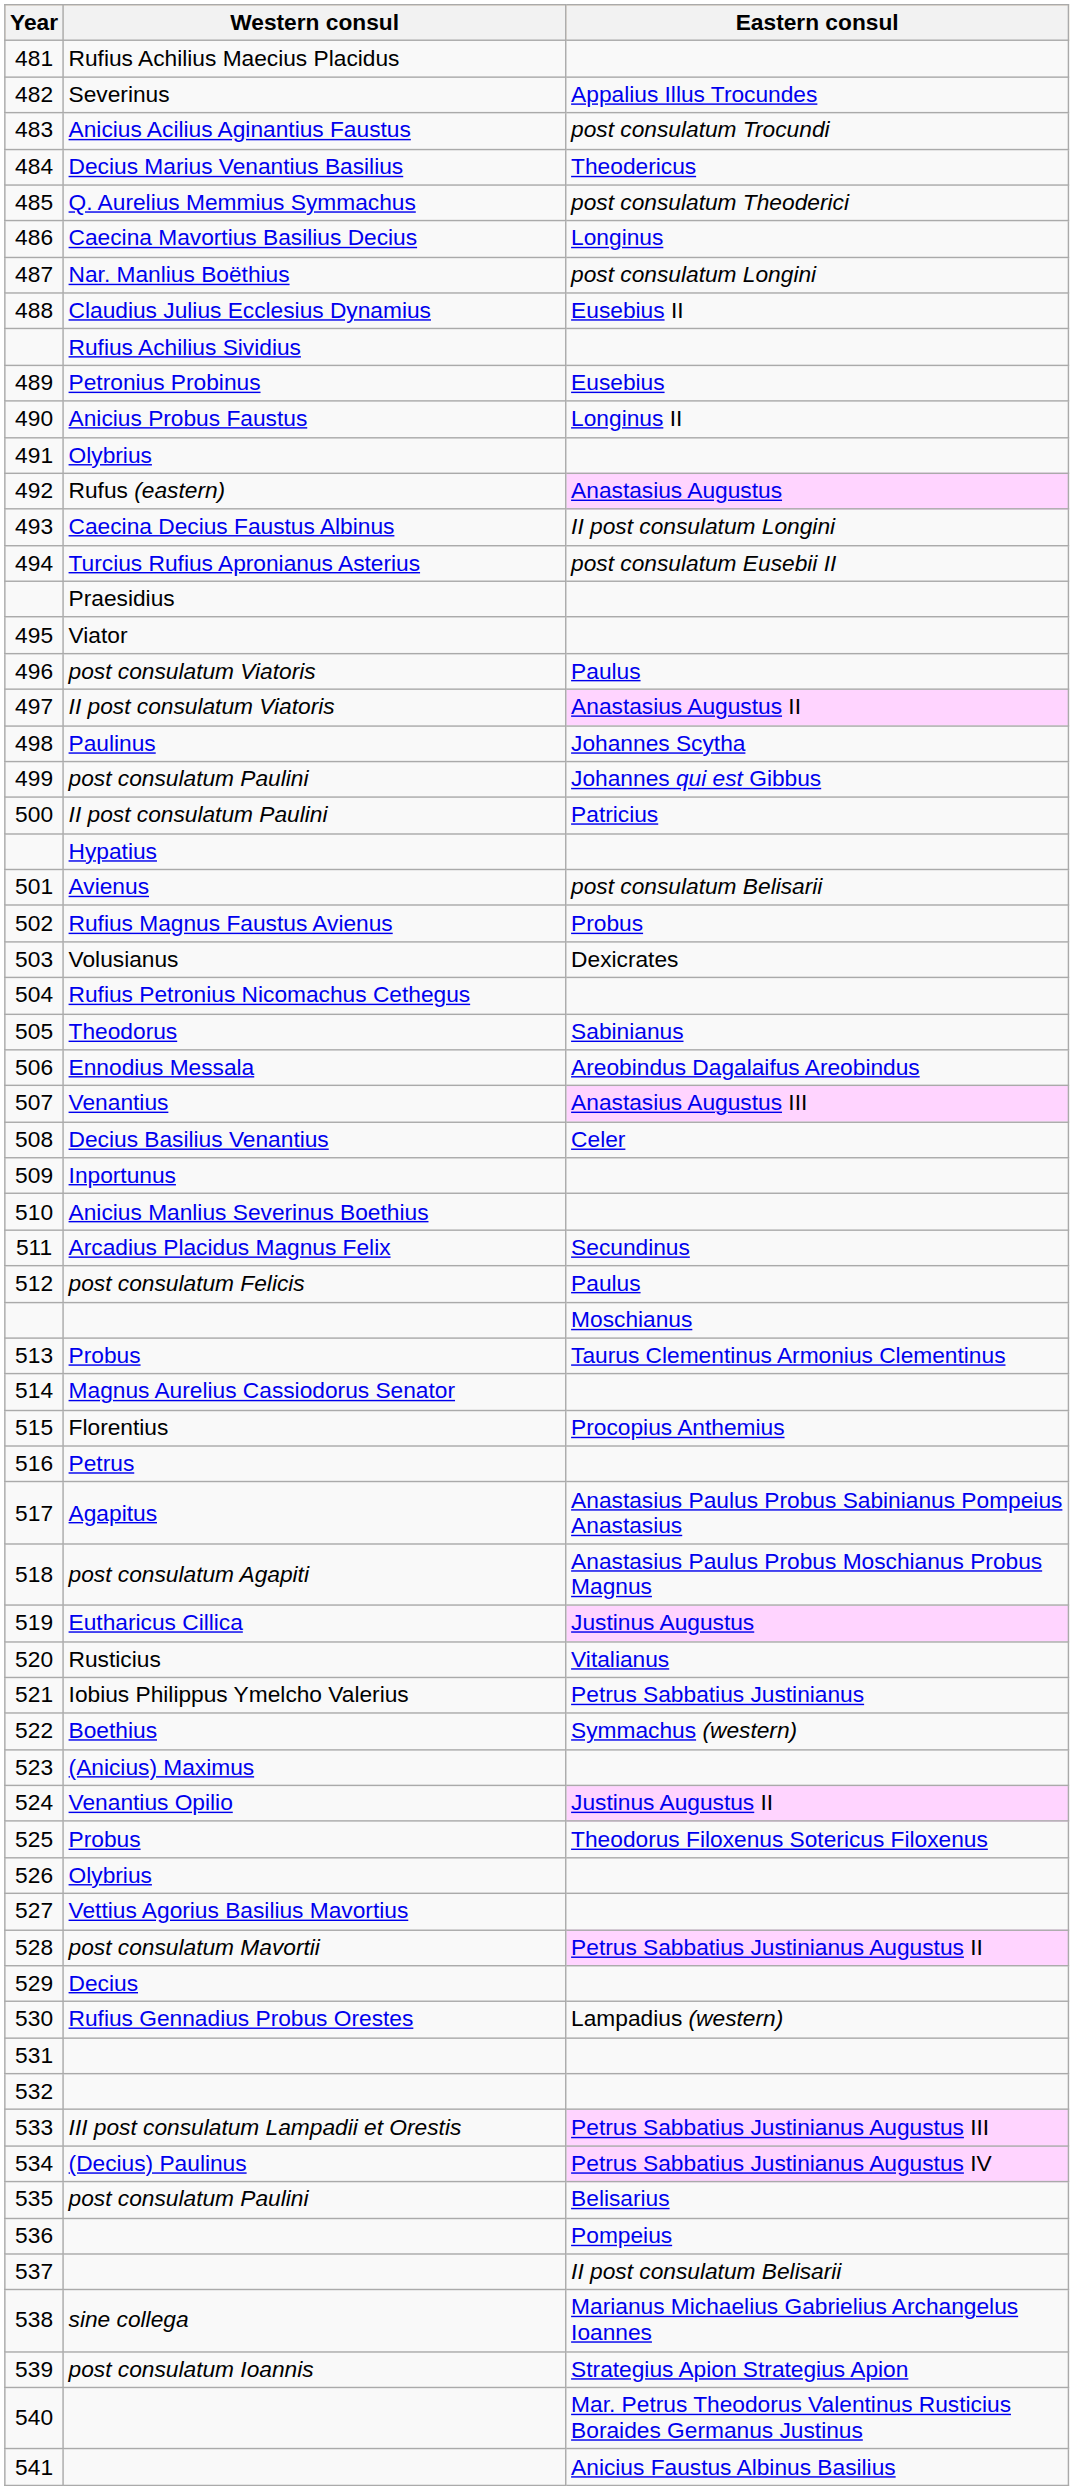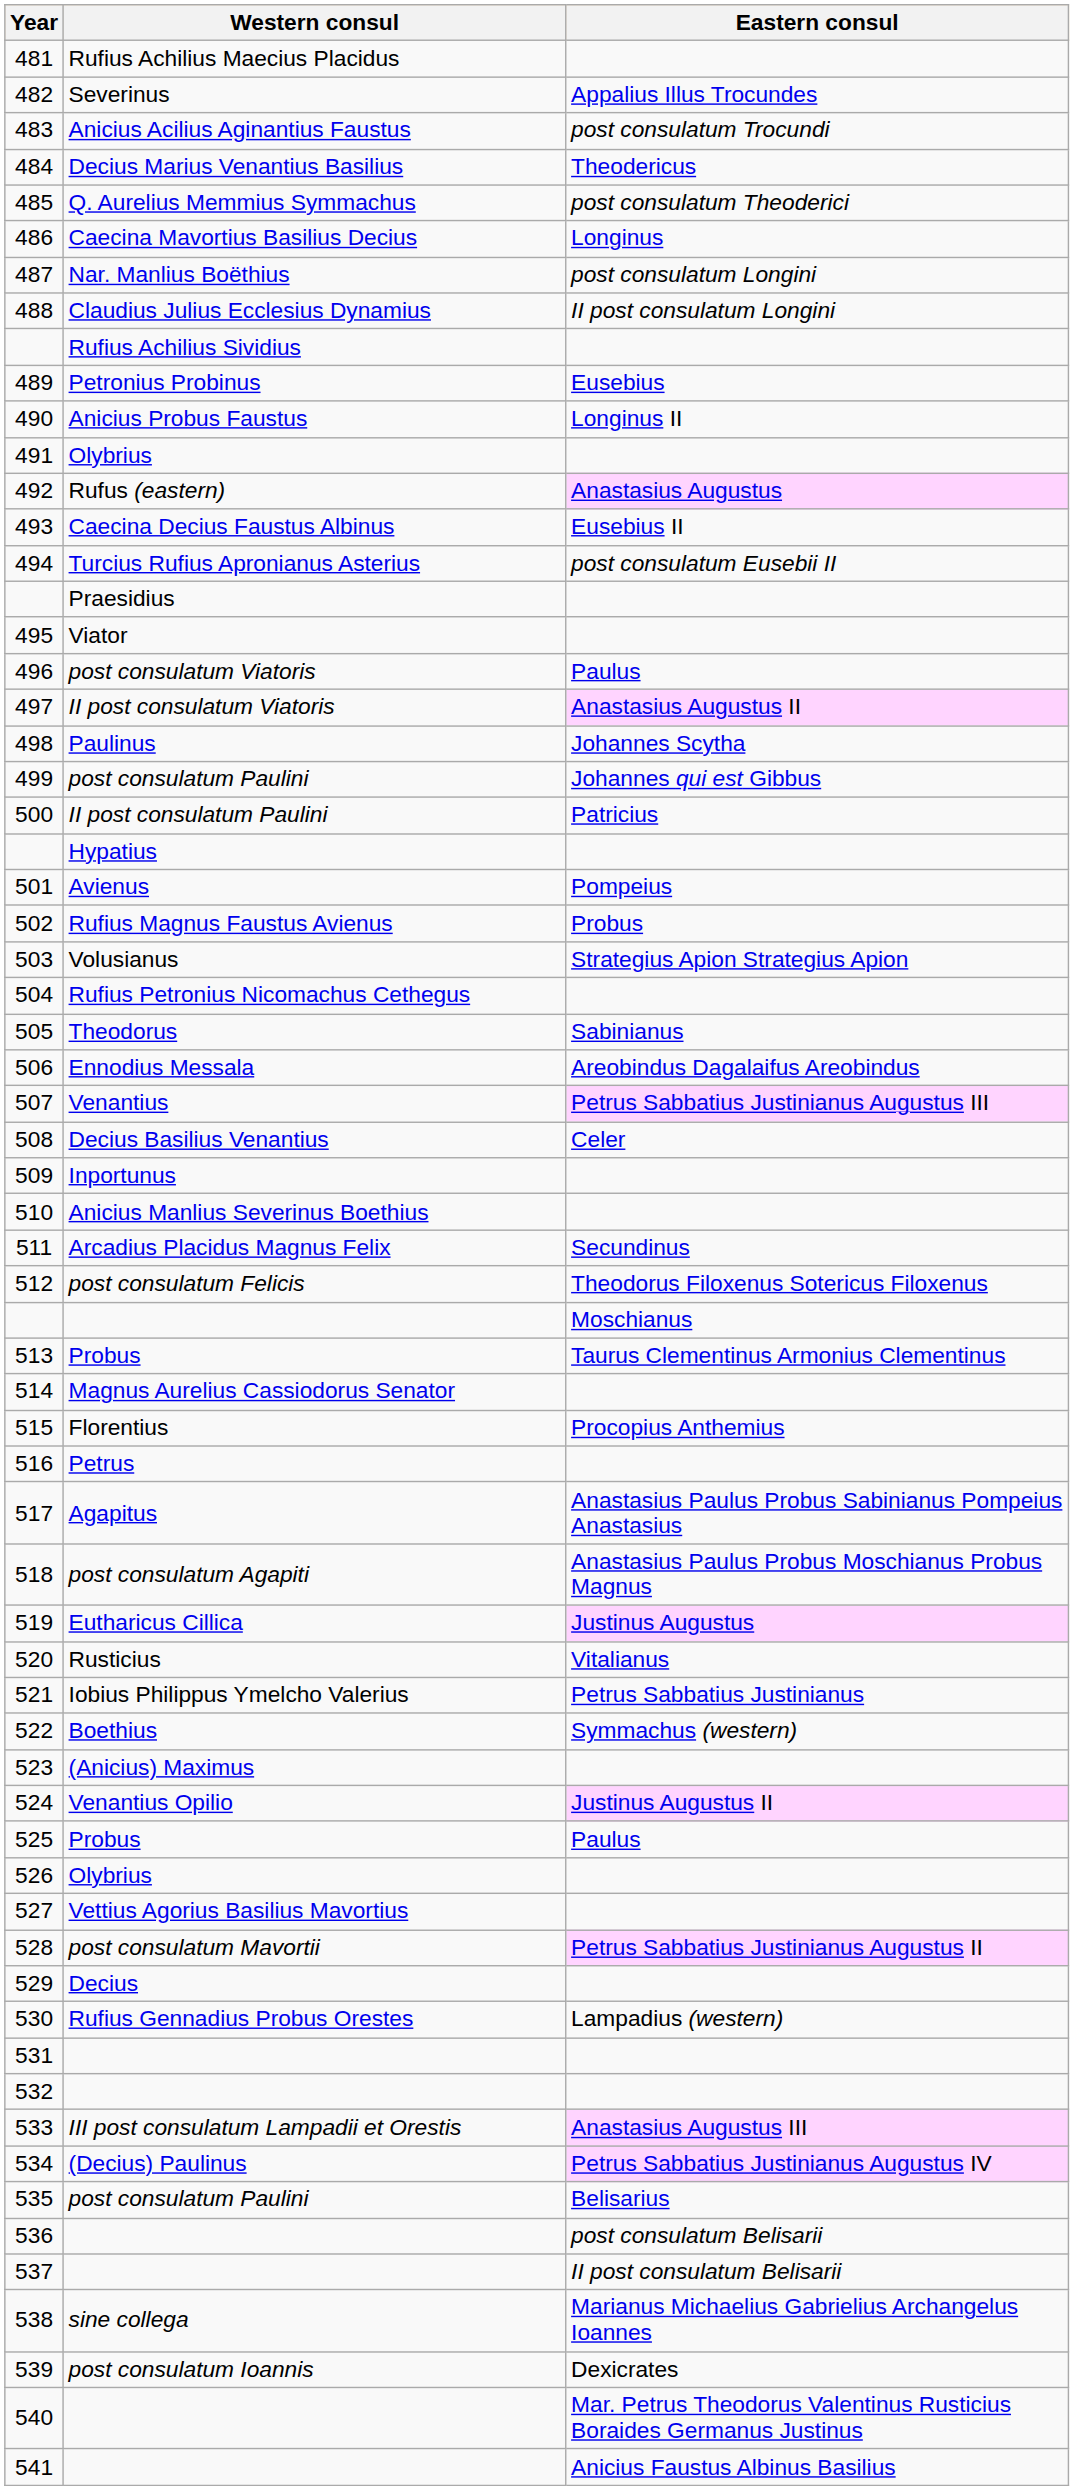(627, 310) Eusebius II -> (703, 310) II post consulatum Longini
(703, 526) II post consulatum Longini -> (627, 526) Eusebius II
(697, 887) post consulatum Belisarii -> (622, 887) Pompeius
(625, 959) Dexicrates -> (740, 959) Strategius Apion Strategius Apion
(689, 1103) Anastasius Augustus III -> (780, 1103) Petrus Sabbatius Justinianus Augustus III
(606, 1283) Paulus -> (779, 1283) Theodorus Filoxenus Sotericus Filoxenus
(779, 1839) Theodorus Filoxenus Sotericus Filoxenus -> (606, 1839) Paulus
(780, 2127) Petrus Sabbatius Justinianus Augustus III -> (689, 2127) Anastasius Augustus III
(622, 2235) Pompeius -> (697, 2235) post consulatum Belisarii
(740, 2369) Strategius Apion Strategius Apion -> (625, 2369) Dexicrates
